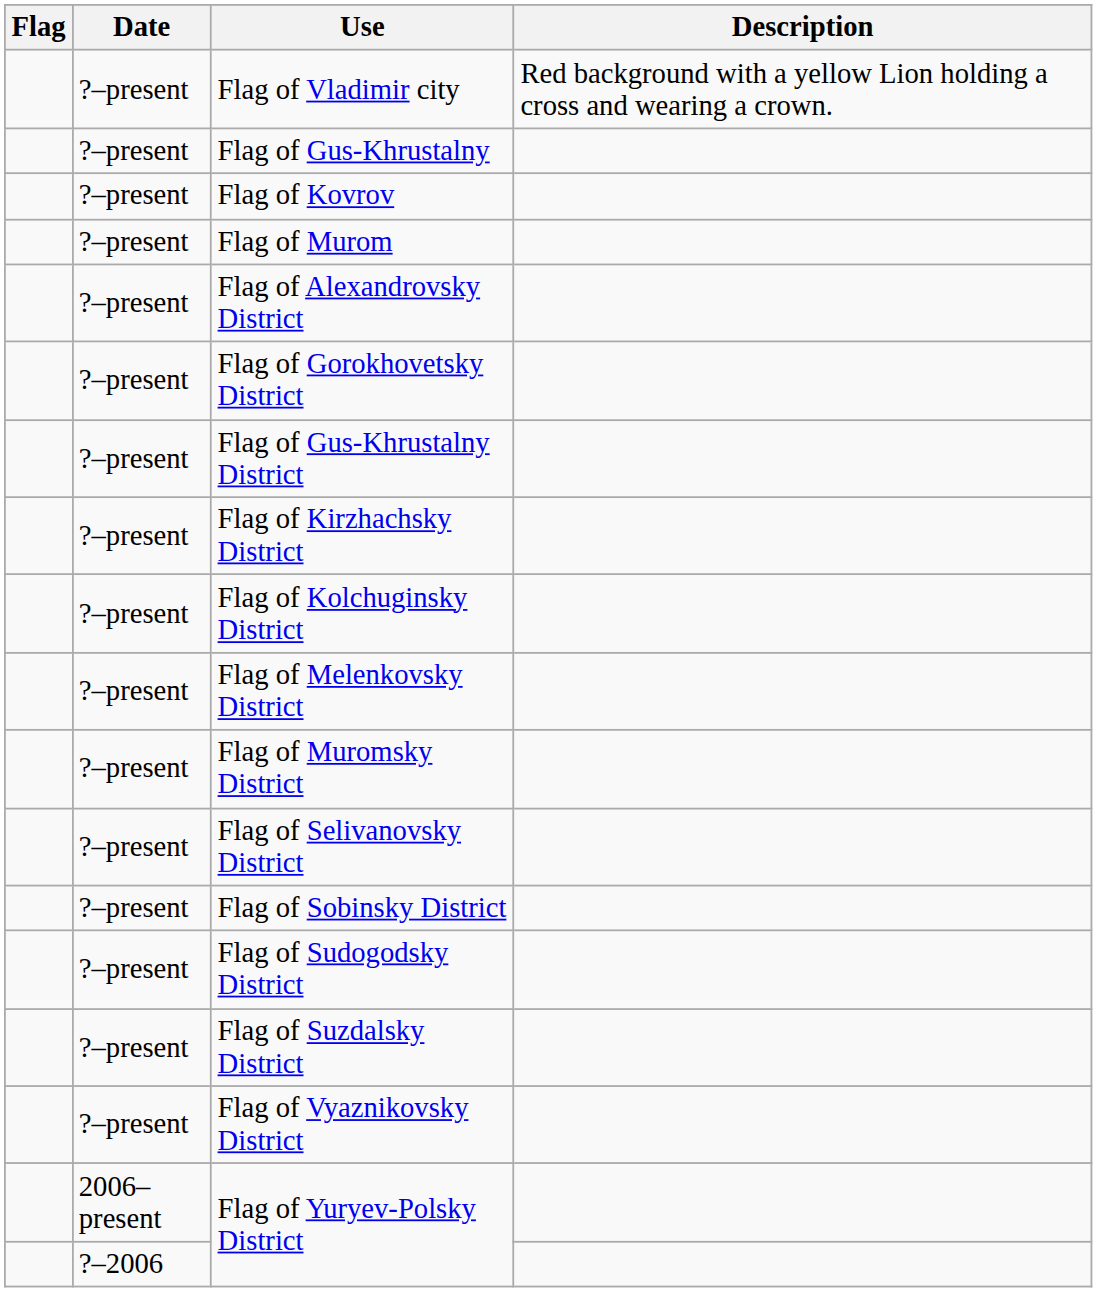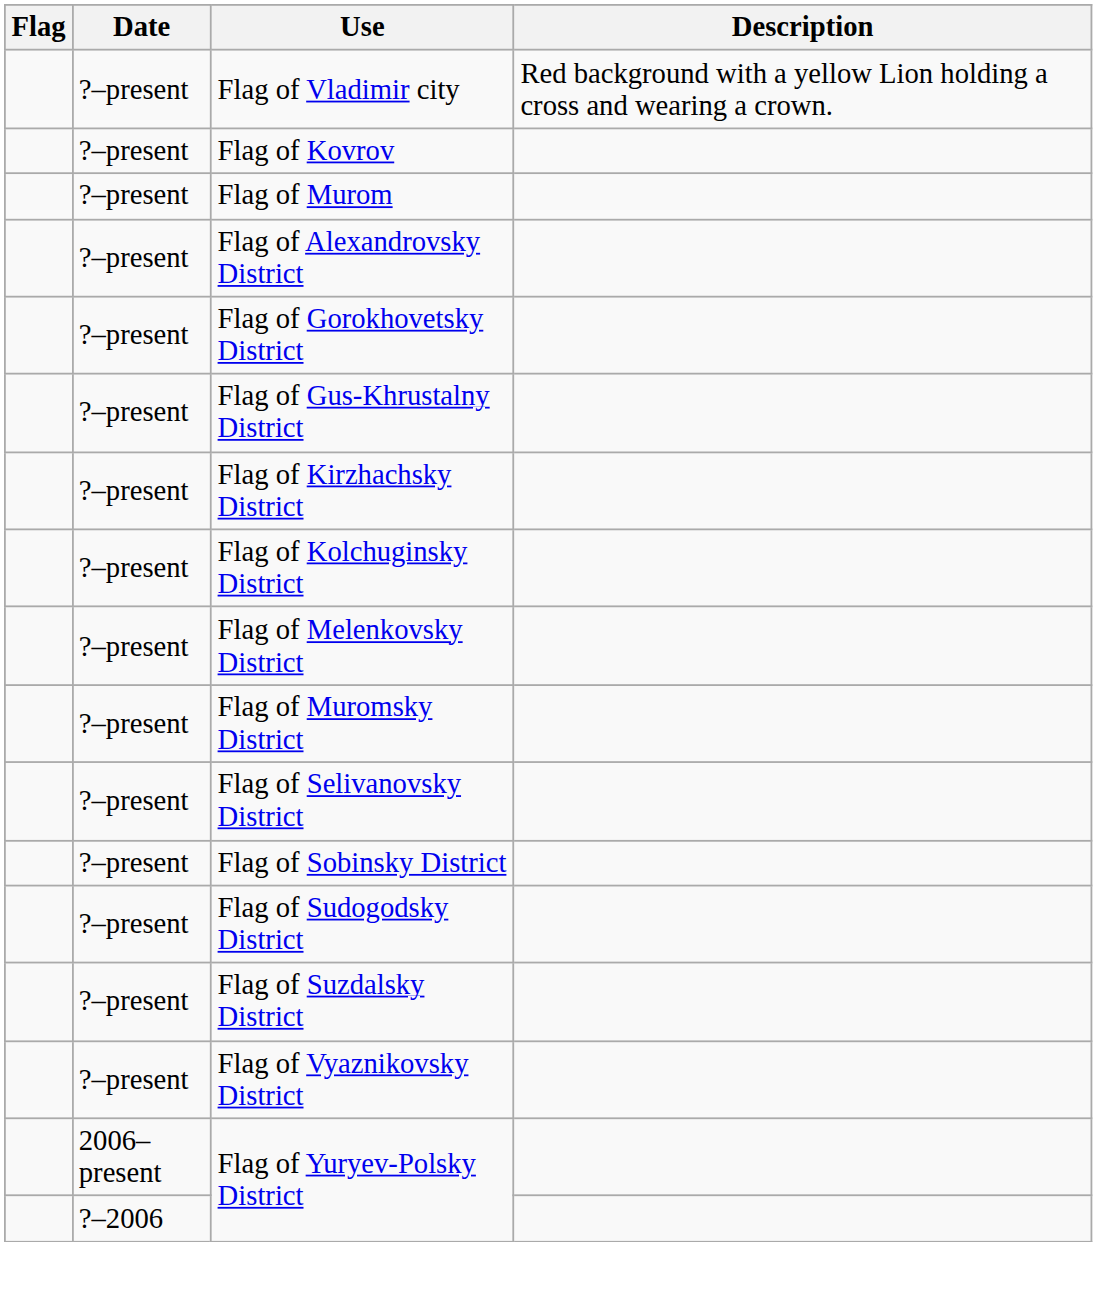- row: (134, 150)
